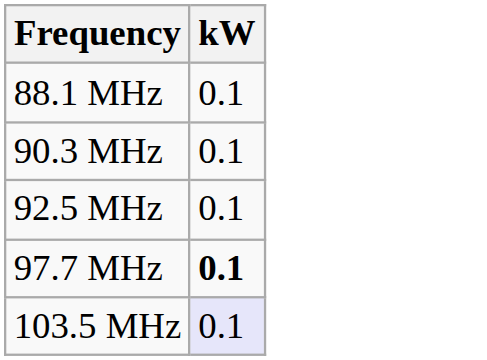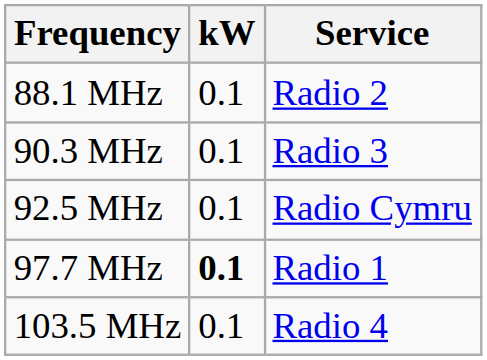+ column: (372, 33)
(221, 325) lavender background -> (221, 325) no background
